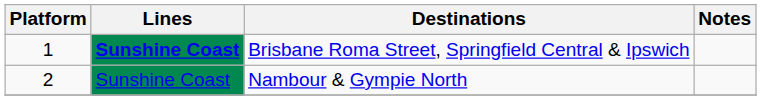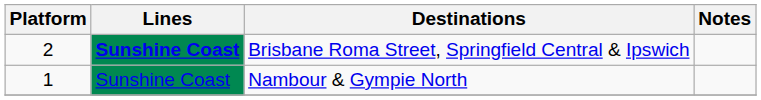(48, 49) 1 -> (48, 49) 2
(48, 79) 2 -> (48, 79) 1
